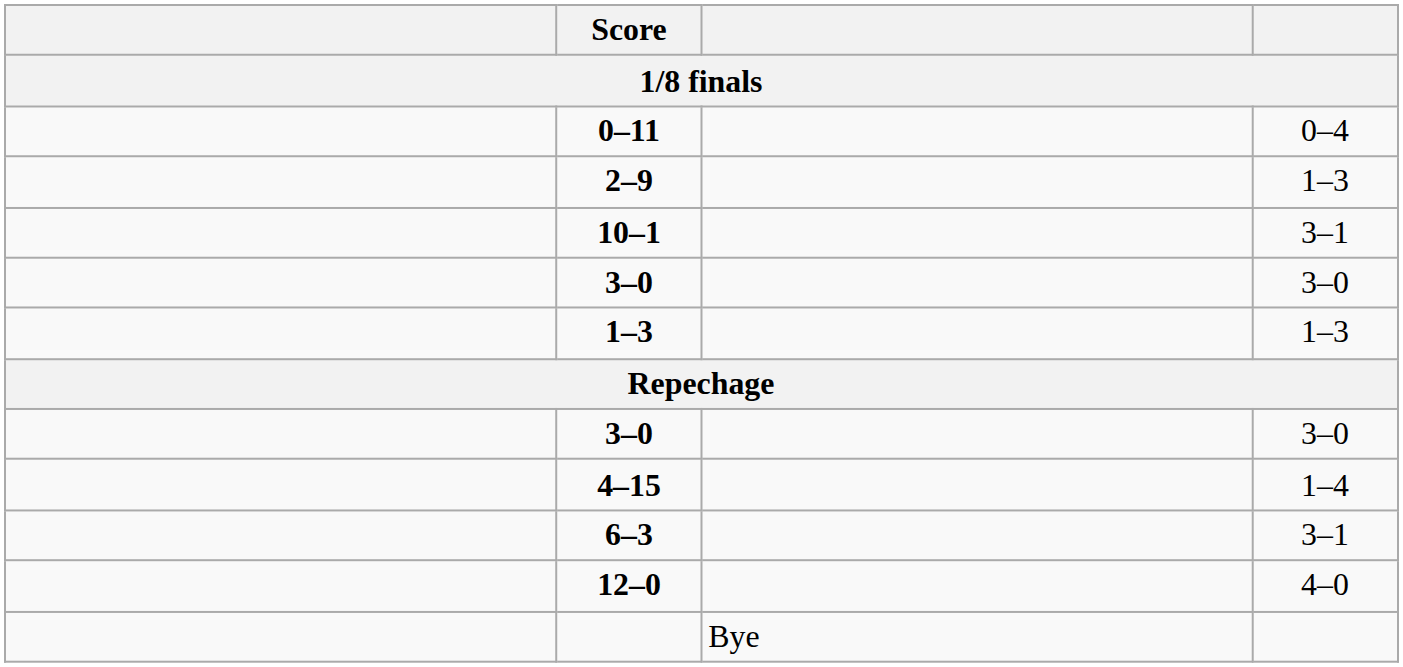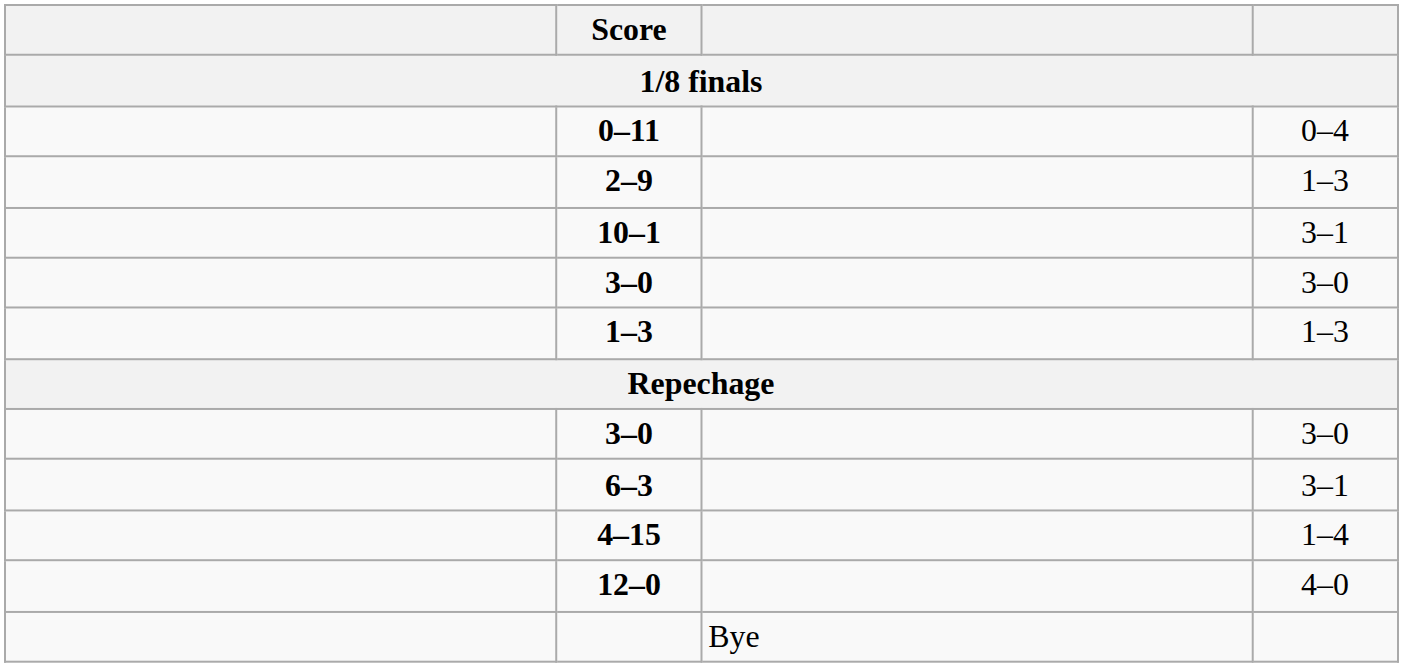rows swapped: (629, 484) <-> (629, 534)
